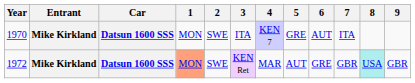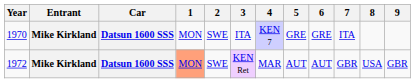(322, 35) AUT -> (322, 35) GRE
(322, 64) GRE -> (322, 64) AUT
(372, 64) paleturquoise background -> (372, 64) no background
